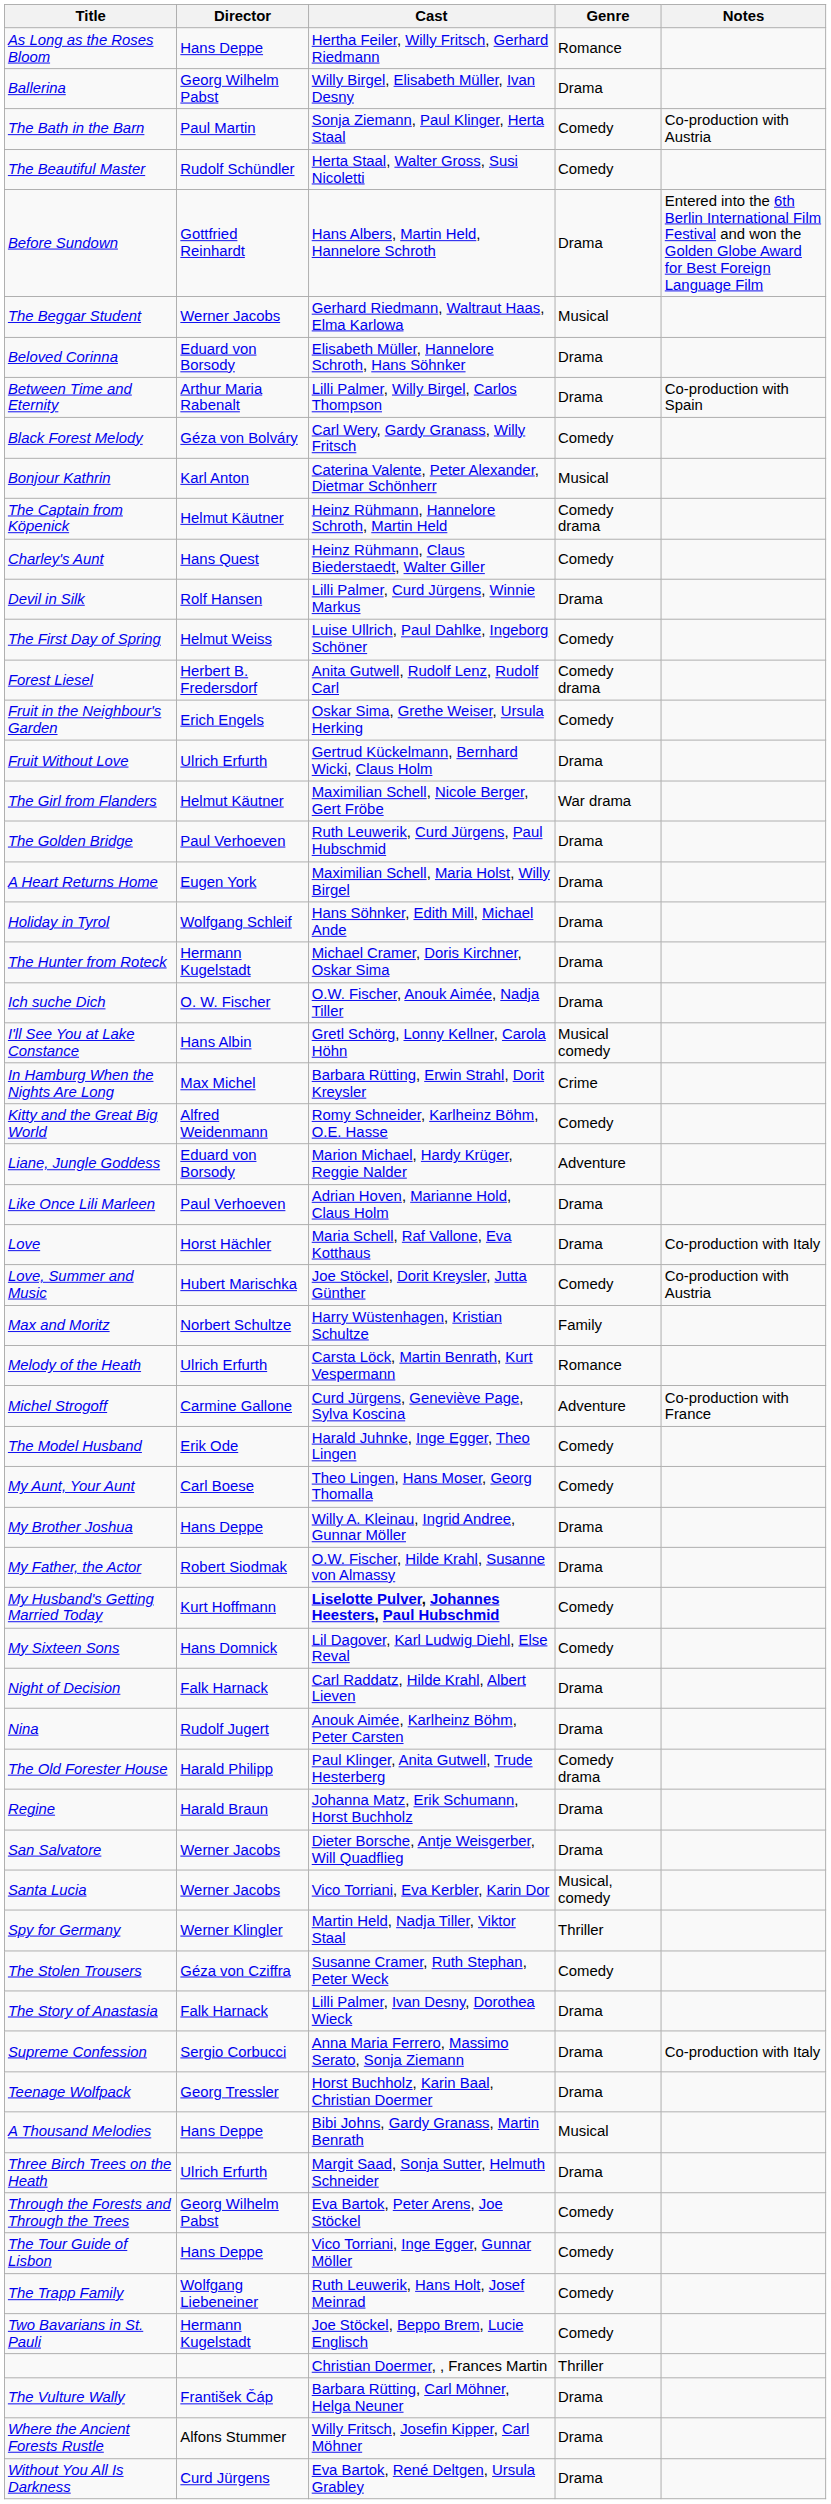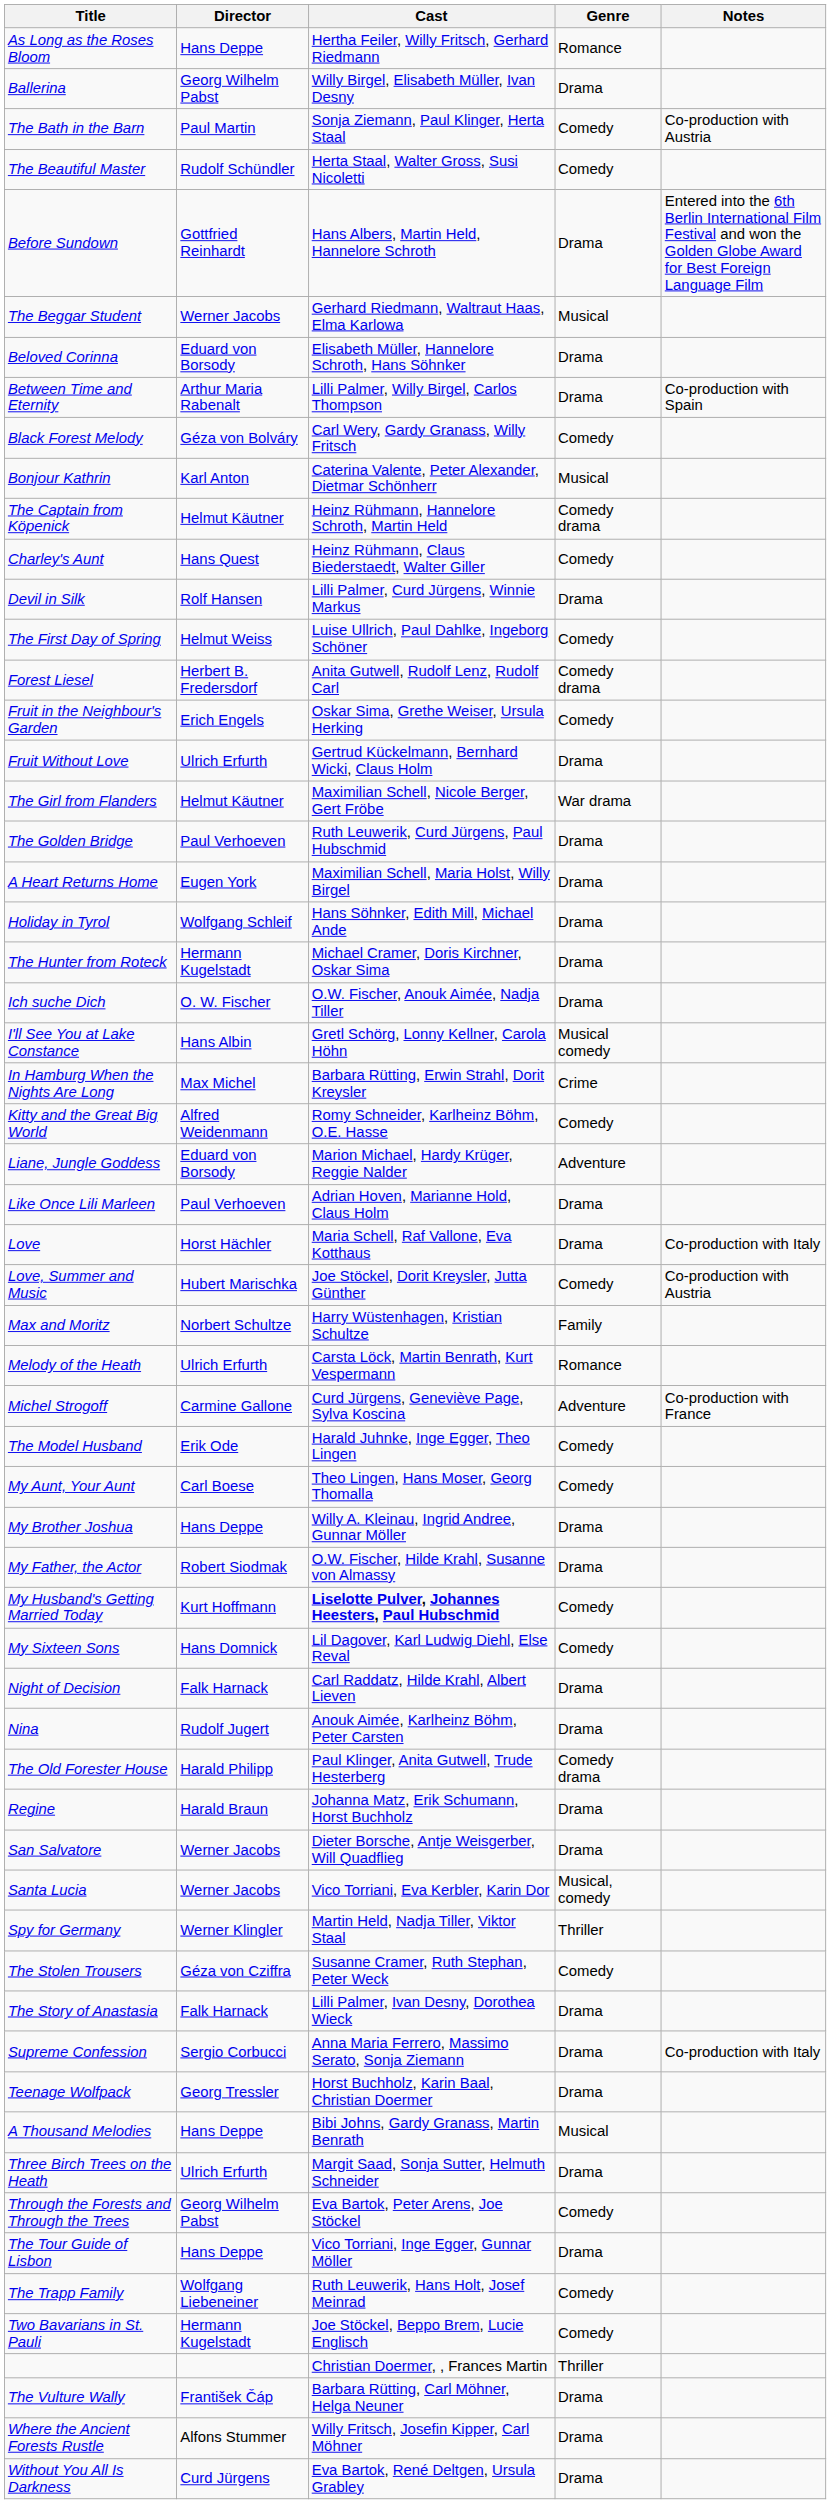(586, 2253) Comedy -> (580, 2253) Drama
